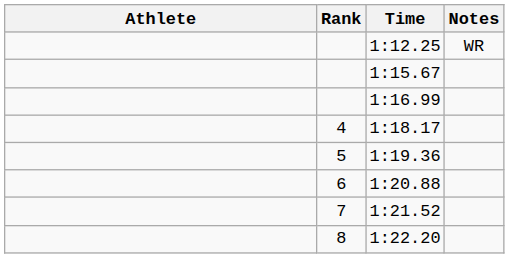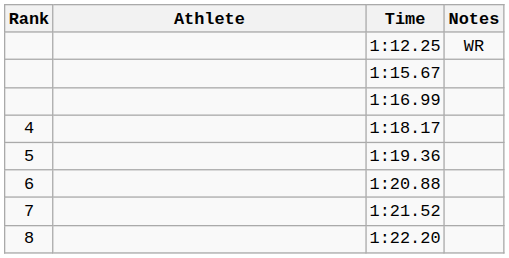columns swapped: (341, 18) <-> (161, 18)
